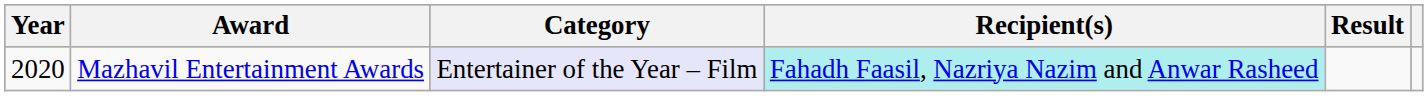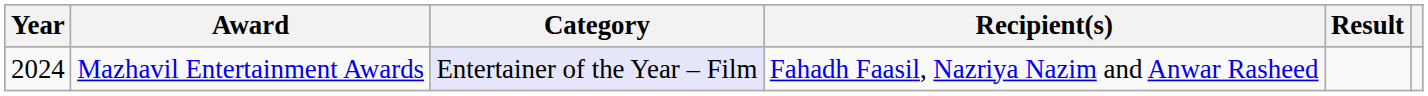(38, 68) 2020 -> (38, 68) 2024
(1044, 68) paleturquoise background -> (1044, 68) no background
